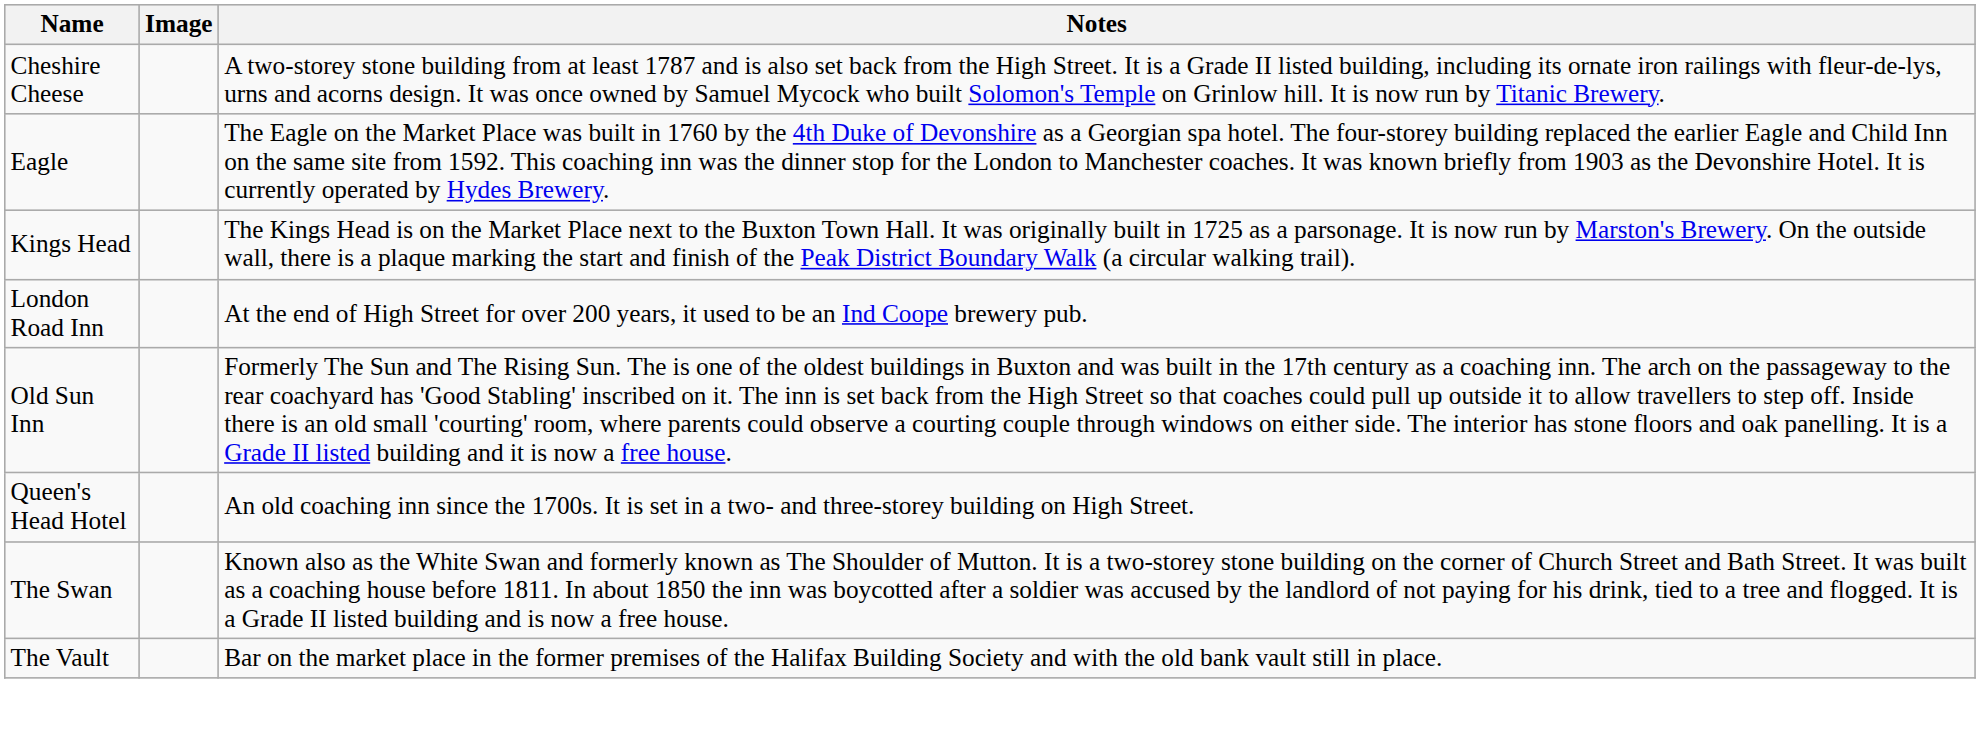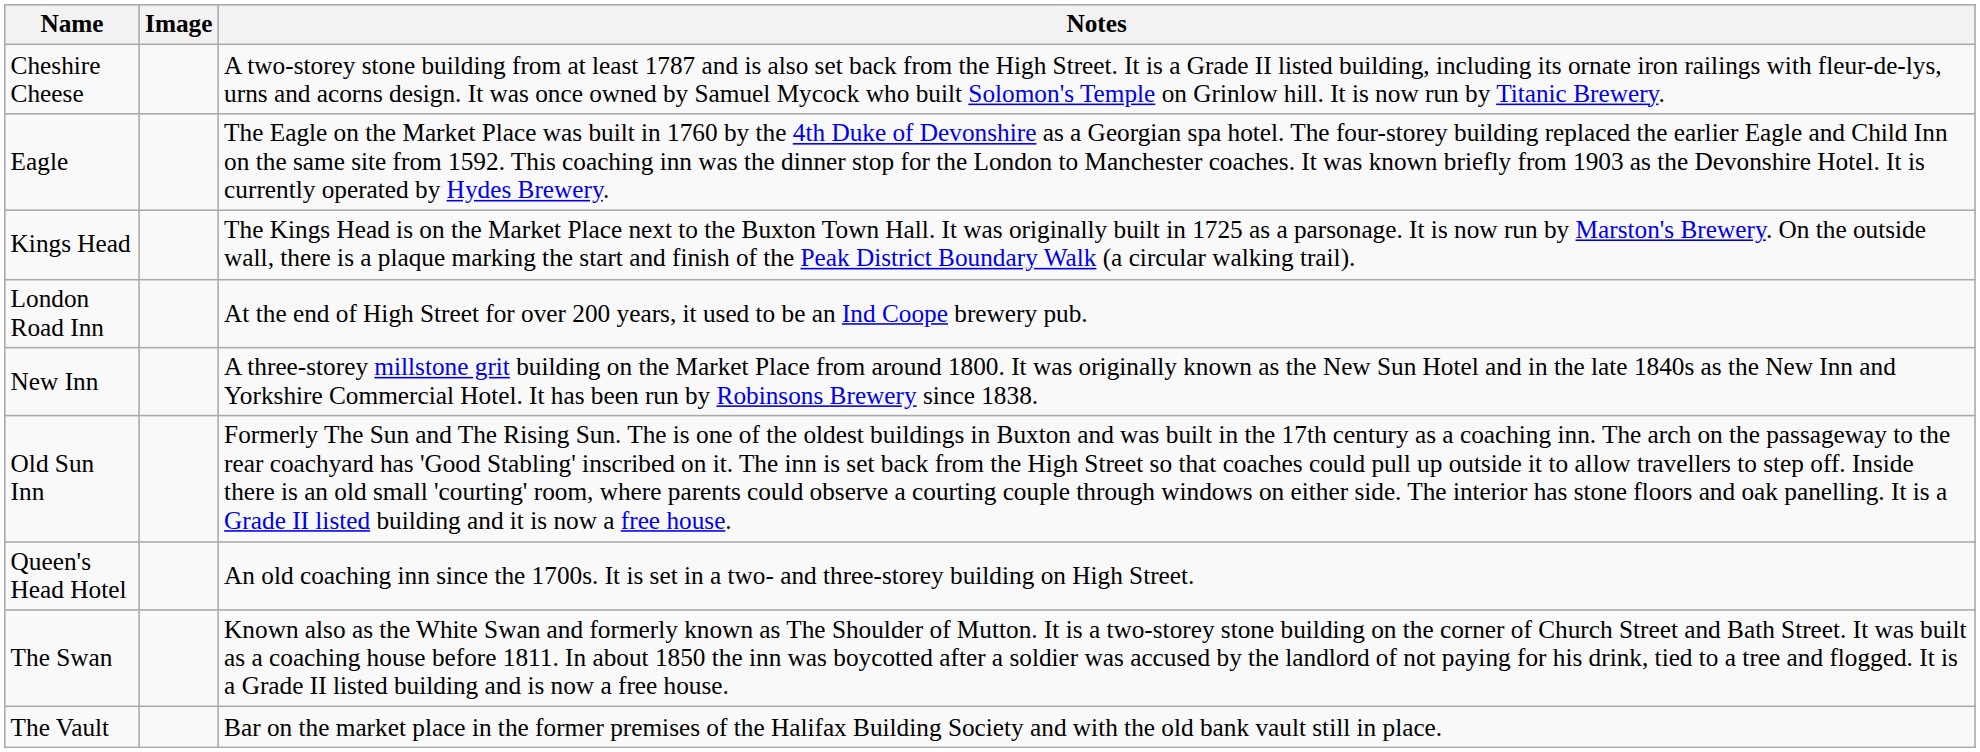+ row: (54, 381)
